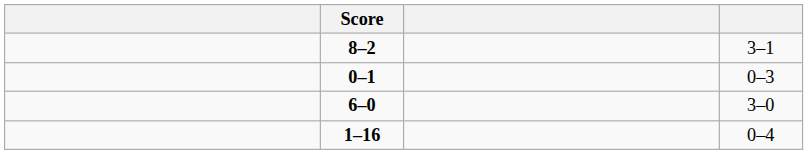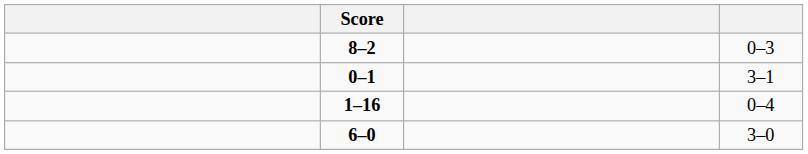(761, 47) 3–1 -> (761, 47) 0–3
(761, 76) 0–3 -> (761, 76) 3–1
rows swapped: (362, 134) <-> (362, 105)
